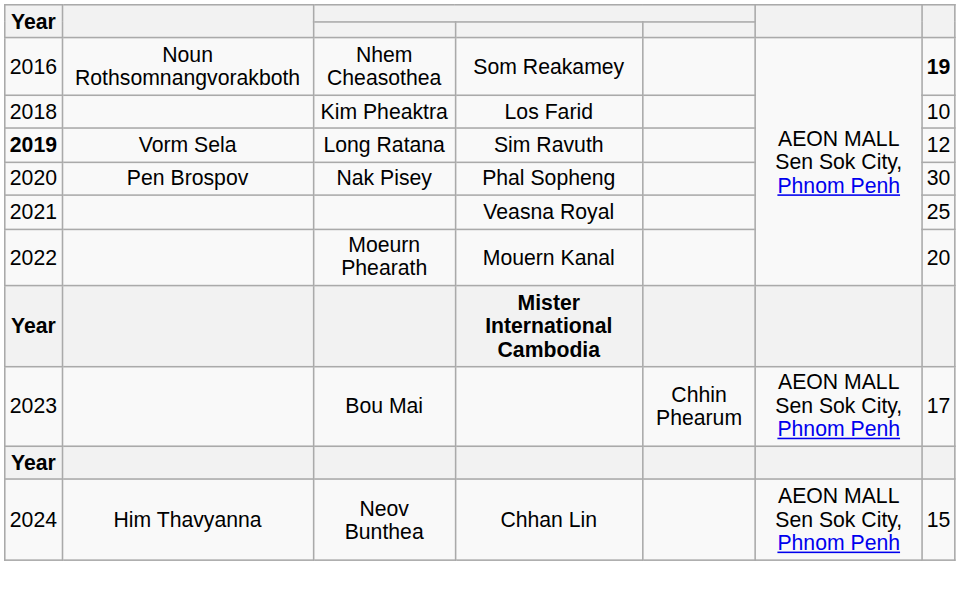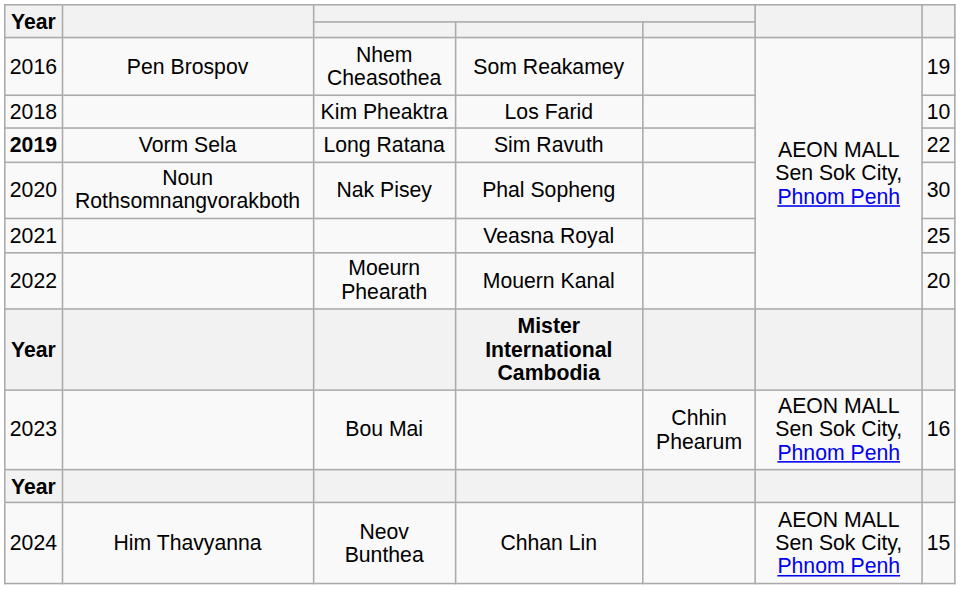(188, 66) Noun Rothsomnangvorakboth -> (188, 66) Pen Brospov
(939, 66) bold -> (939, 66) normal
(939, 145) 12 -> (939, 145) 22
(188, 178) Pen Brospov -> (188, 190) Noun Rothsomnangvorakboth
(939, 406) 17 -> (939, 429) 16
